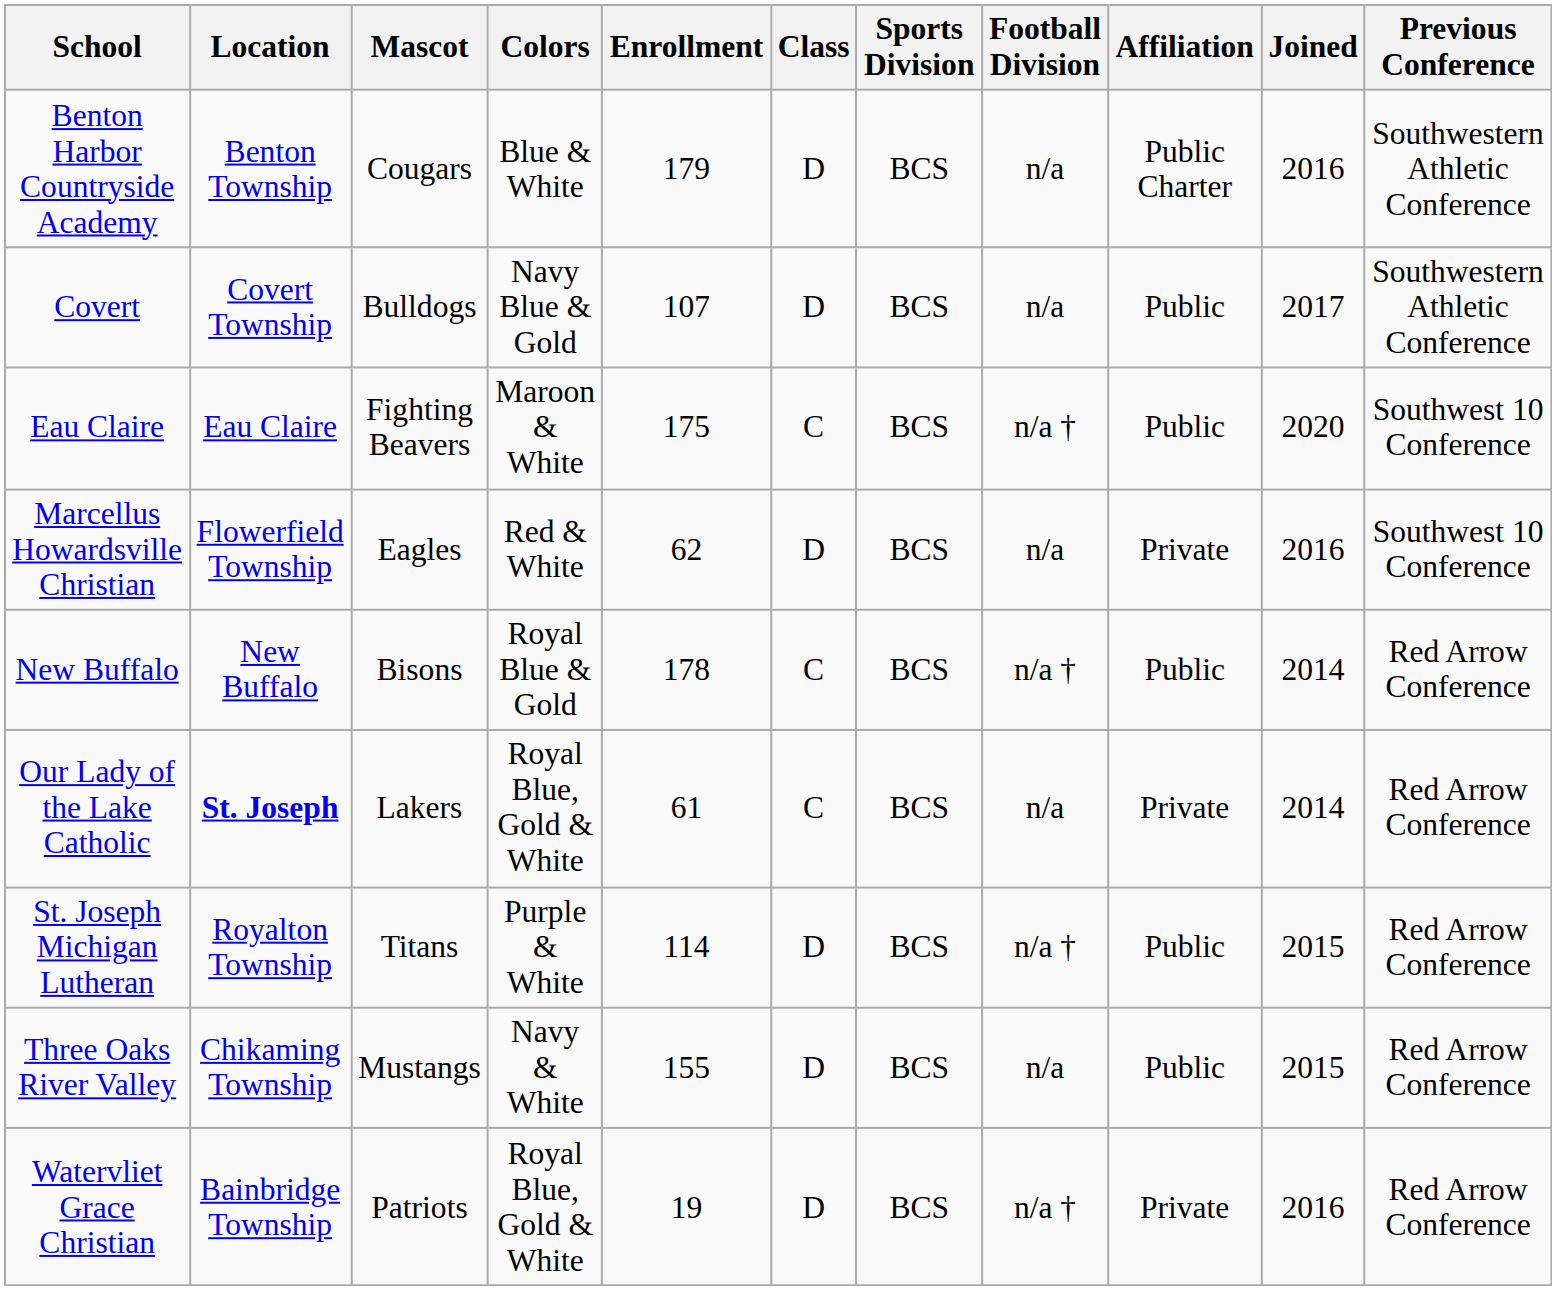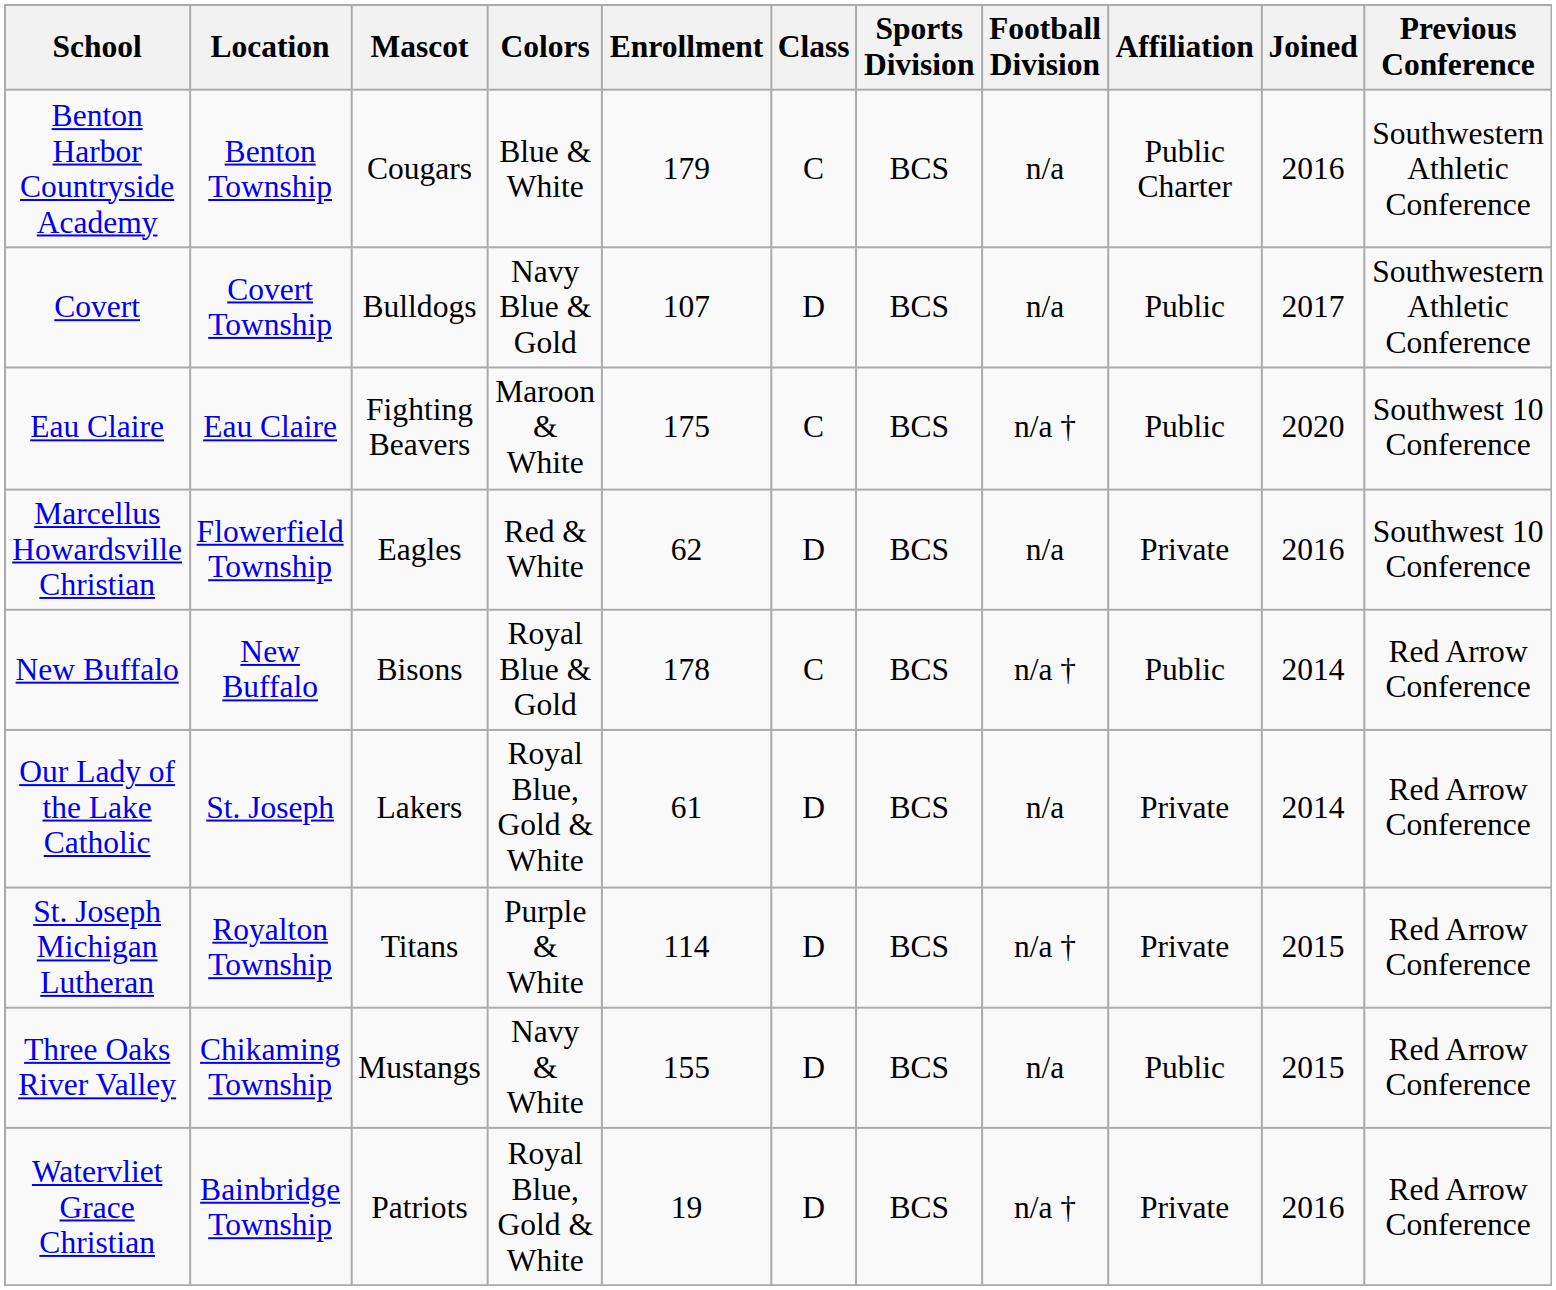(814, 168) D -> (814, 168) C
(270, 808) bold -> (270, 808) normal
(814, 808) C -> (814, 808) D
(1185, 946) Public -> (1185, 946) Private
